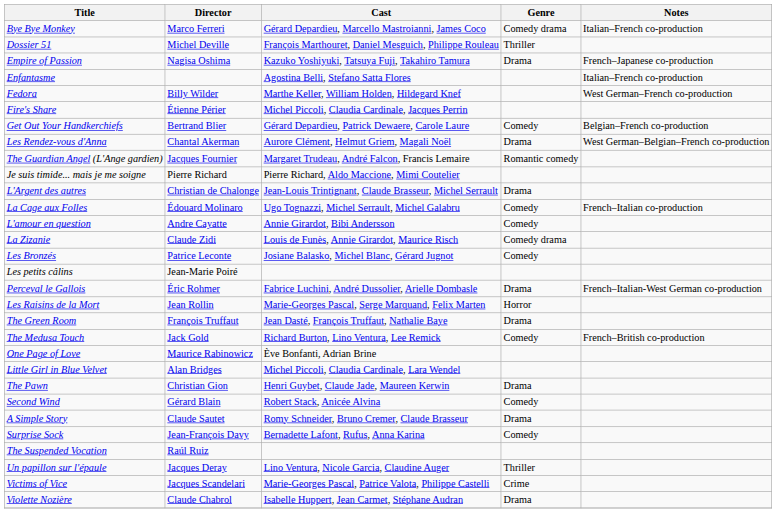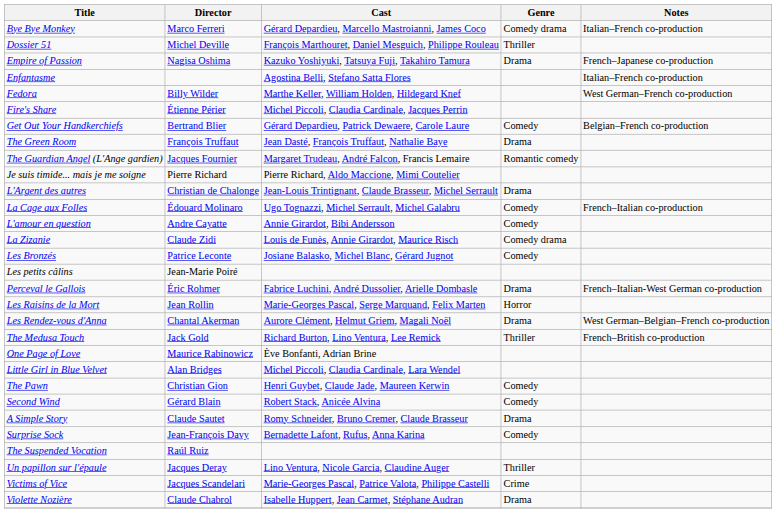rows swapped: (41, 321) <-> (57, 142)
(521, 337) Comedy -> (519, 337) Thriller
(518, 386) Drama -> (521, 386) Comedy
